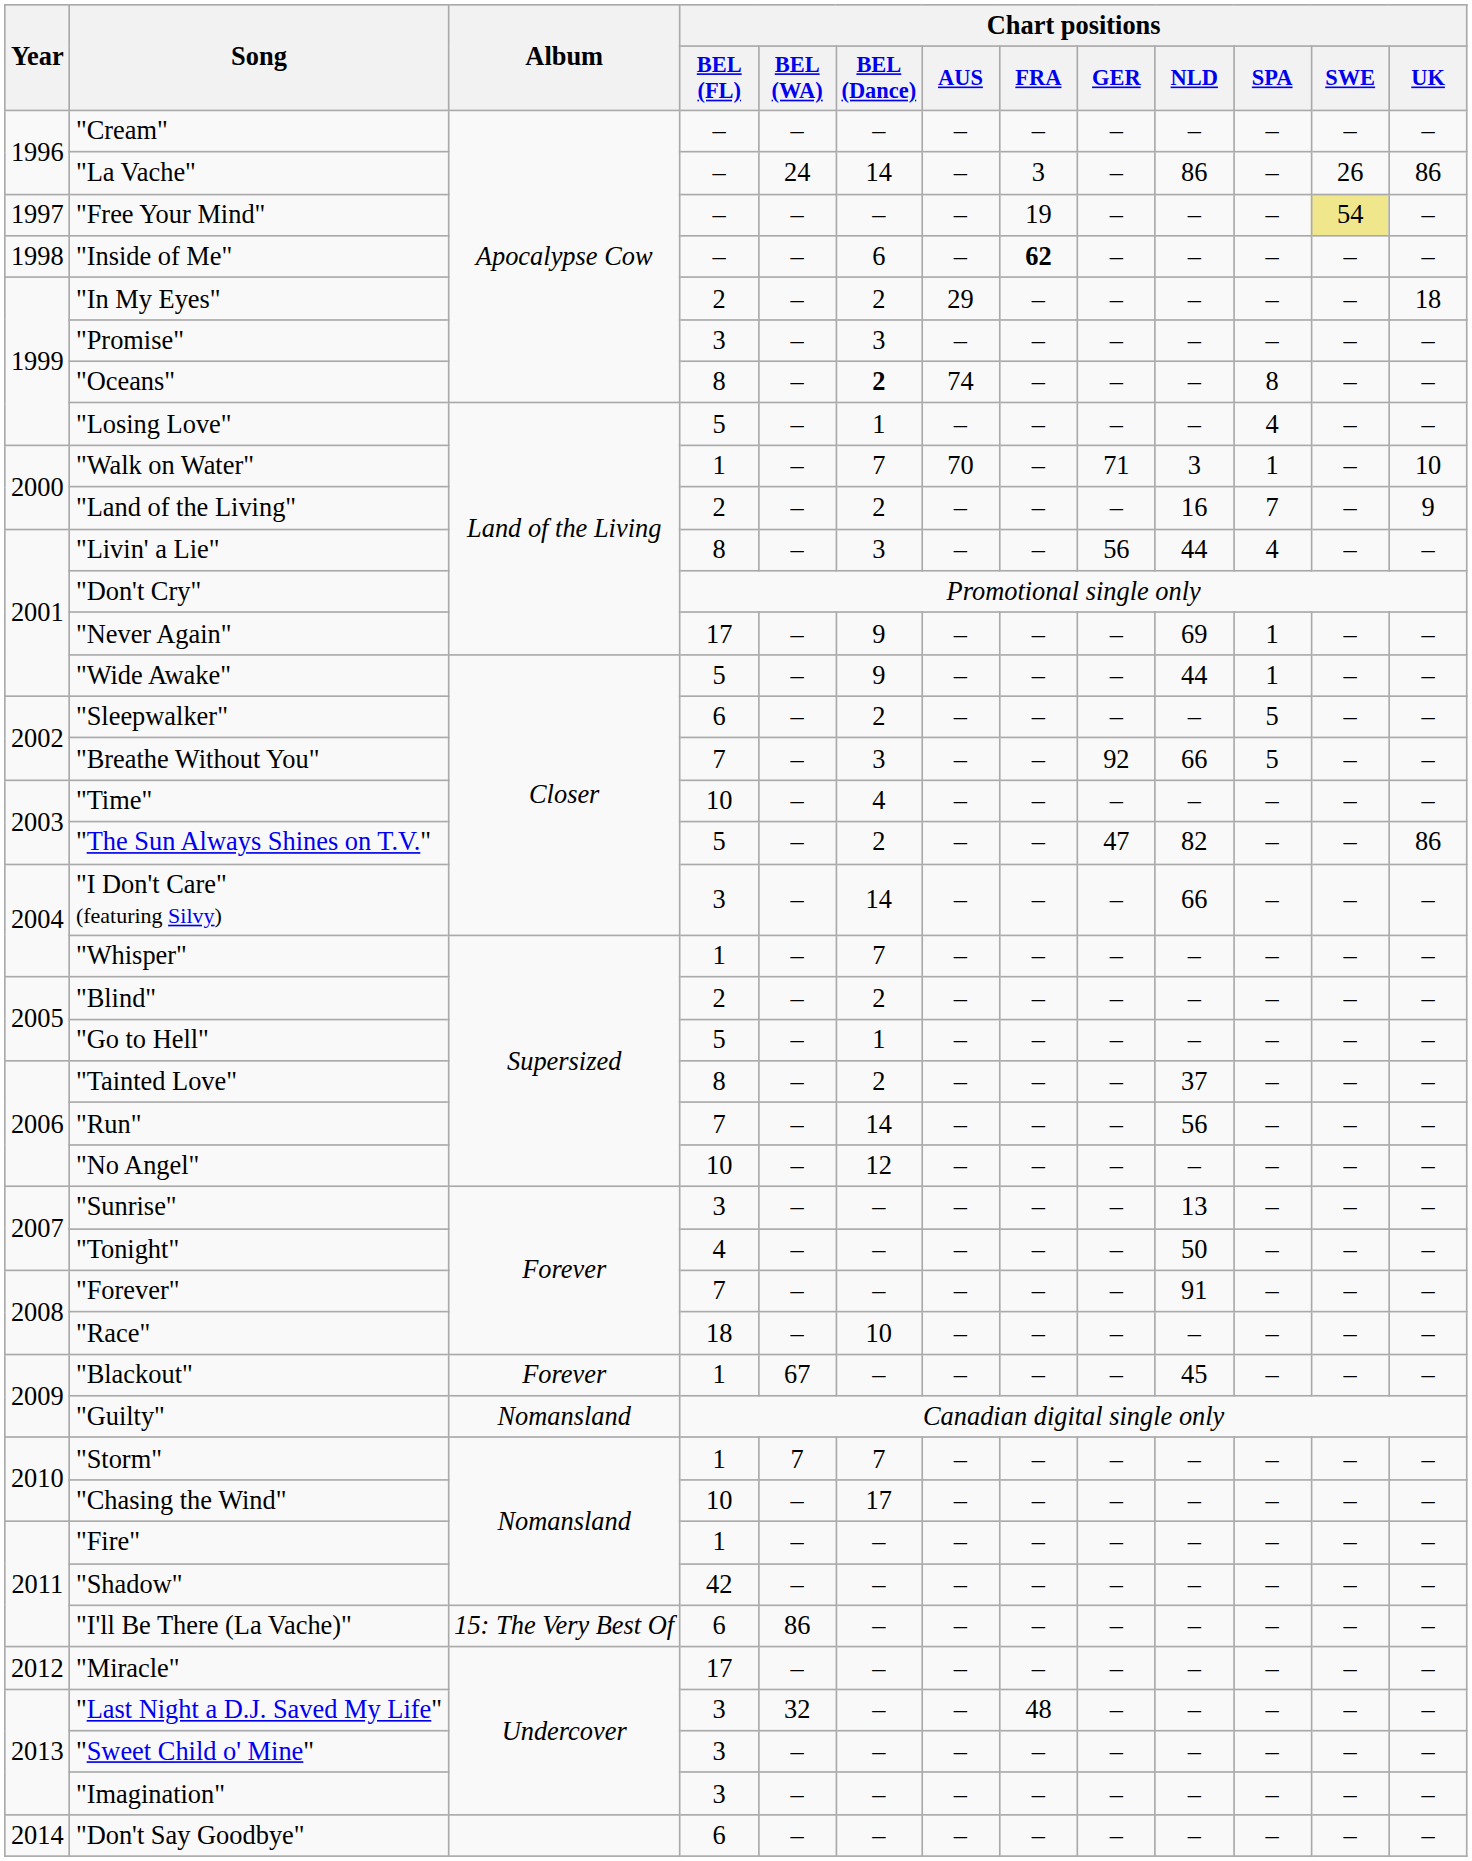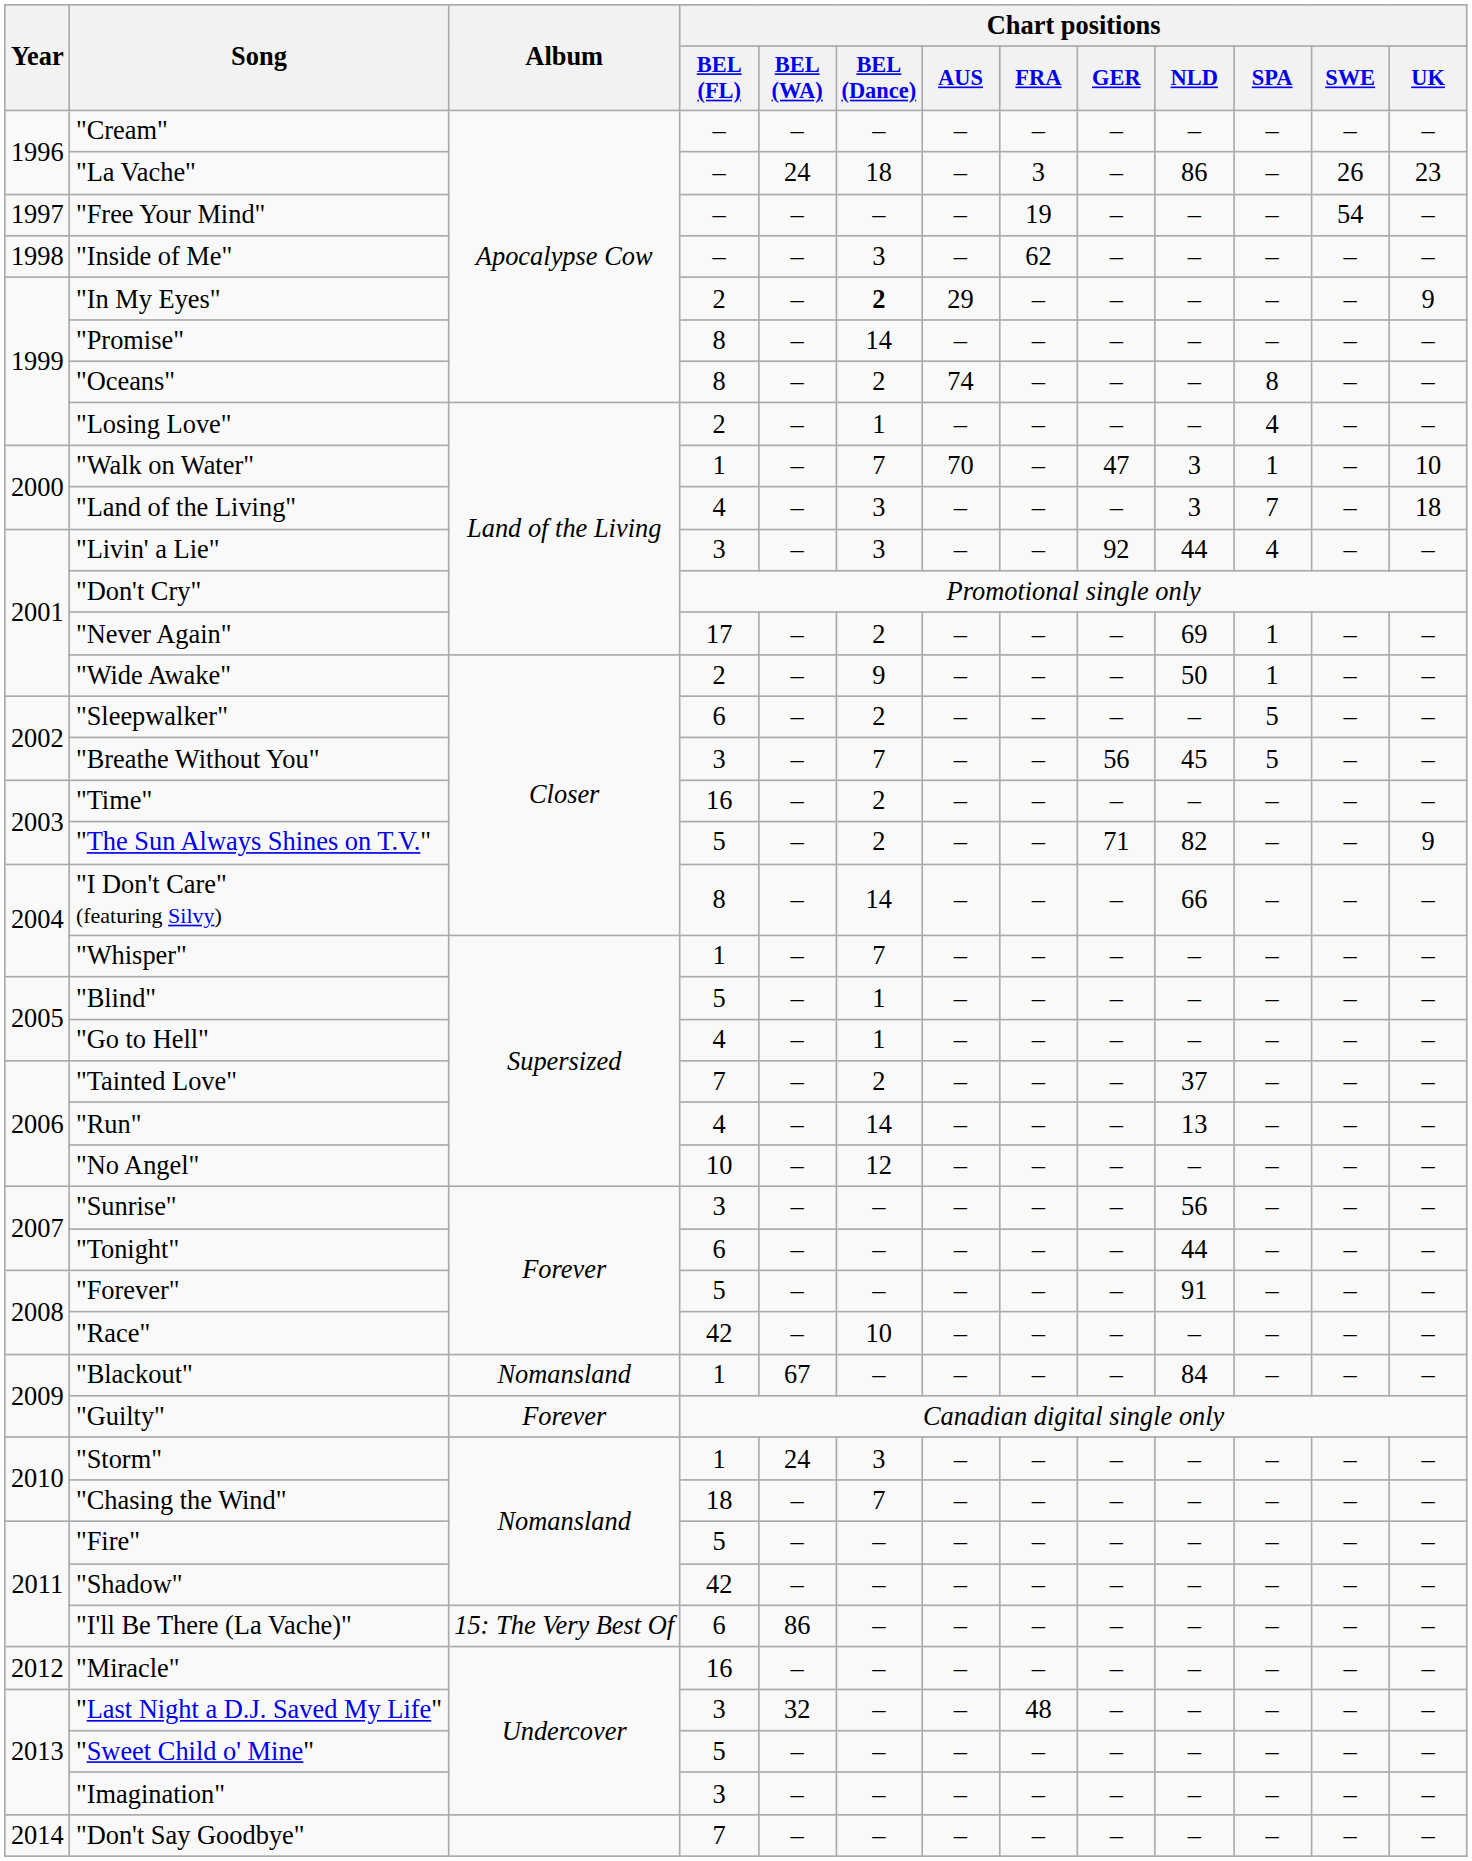(879, 172) 14 -> (879, 172) 18
(1428, 172) 86 -> (1428, 172) 23
(1350, 214) khaki background -> (1350, 214) no background
(879, 256) 6 -> (879, 256) 3
(1038, 256) bold -> (1038, 256) normal
(879, 298) normal -> (879, 298) bold
(1428, 298) 18 -> (1428, 298) 9
(719, 340) 3 -> (719, 340) 8
(879, 340) 3 -> (879, 340) 14
(879, 381) bold -> (879, 381) normal
(719, 423) 5 -> (719, 423) 2
(1116, 465) 71 -> (1116, 465) 47
(719, 507) 2 -> (719, 507) 4
(879, 507) 2 -> (879, 507) 3
(1194, 507) 16 -> (1194, 507) 3
(1428, 507) 9 -> (1428, 507) 18
(719, 549) 8 -> (719, 549) 3
(1116, 549) 56 -> (1116, 549) 92
(879, 633) 9 -> (879, 633) 2
(719, 675) 5 -> (719, 675) 2
(1194, 675) 44 -> (1194, 675) 50
(719, 758) 7 -> (719, 758) 3
(879, 758) 3 -> (879, 758) 7
(1116, 758) 92 -> (1116, 758) 56
(1194, 758) 66 -> (1194, 758) 45
(719, 800) 10 -> (719, 800) 16
(879, 800) 4 -> (879, 800) 2
(1116, 842) 47 -> (1116, 842) 71
(1428, 842) 86 -> (1428, 842) 9
(719, 899) 3 -> (719, 899) 8
(719, 997) 2 -> (719, 997) 5
(879, 997) 2 -> (879, 997) 1
(719, 1039) 5 -> (719, 1039) 4
(719, 1081) 8 -> (719, 1081) 7
(719, 1123) 7 -> (719, 1123) 4
(1194, 1123) 56 -> (1194, 1123) 13
(1194, 1207) 13 -> (1194, 1207) 56
(719, 1249) 4 -> (719, 1249) 6
(1194, 1249) 50 -> (1194, 1249) 44
(719, 1290) 7 -> (719, 1290) 5
(719, 1332) 18 -> (719, 1332) 42
(564, 1374) Forever -> (564, 1374) Nomansland
(1194, 1374) 45 -> (1194, 1374) 84
(564, 1416) Nomansland -> (564, 1416) Forever
(797, 1458) 7 -> (797, 1458) 24
(879, 1458) 7 -> (879, 1458) 3
(719, 1500) 10 -> (719, 1500) 18
(879, 1500) 17 -> (879, 1500) 7
(719, 1542) 1 -> (719, 1542) 5
(719, 1667) 17 -> (719, 1667) 16
(719, 1751) 3 -> (719, 1751) 5
(719, 1835) 6 -> (719, 1835) 7
